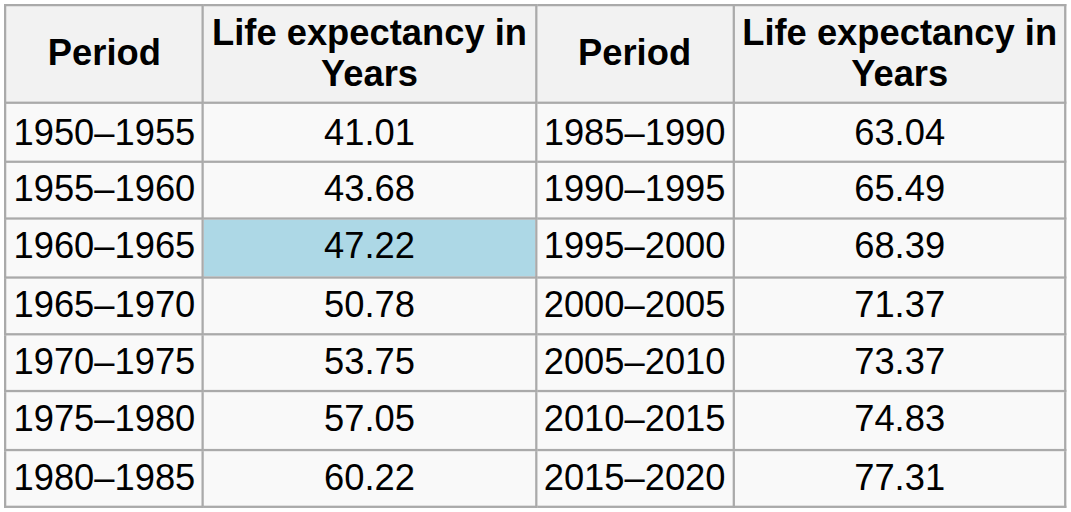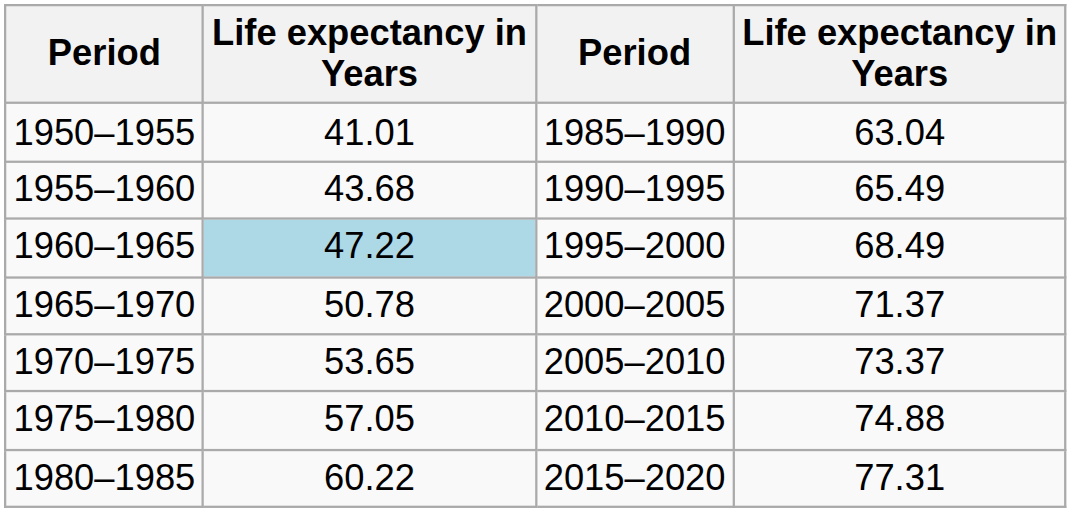(900, 246) 68.39 -> (900, 246) 68.49
(369, 362) 53.75 -> (369, 362) 53.65
(900, 419) 74.83 -> (900, 419) 74.88
